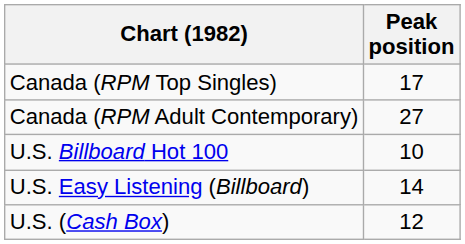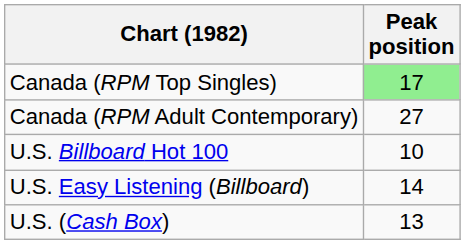(411, 81) no background -> (411, 81) lightgreen background
(411, 221) 12 -> (411, 221) 13
